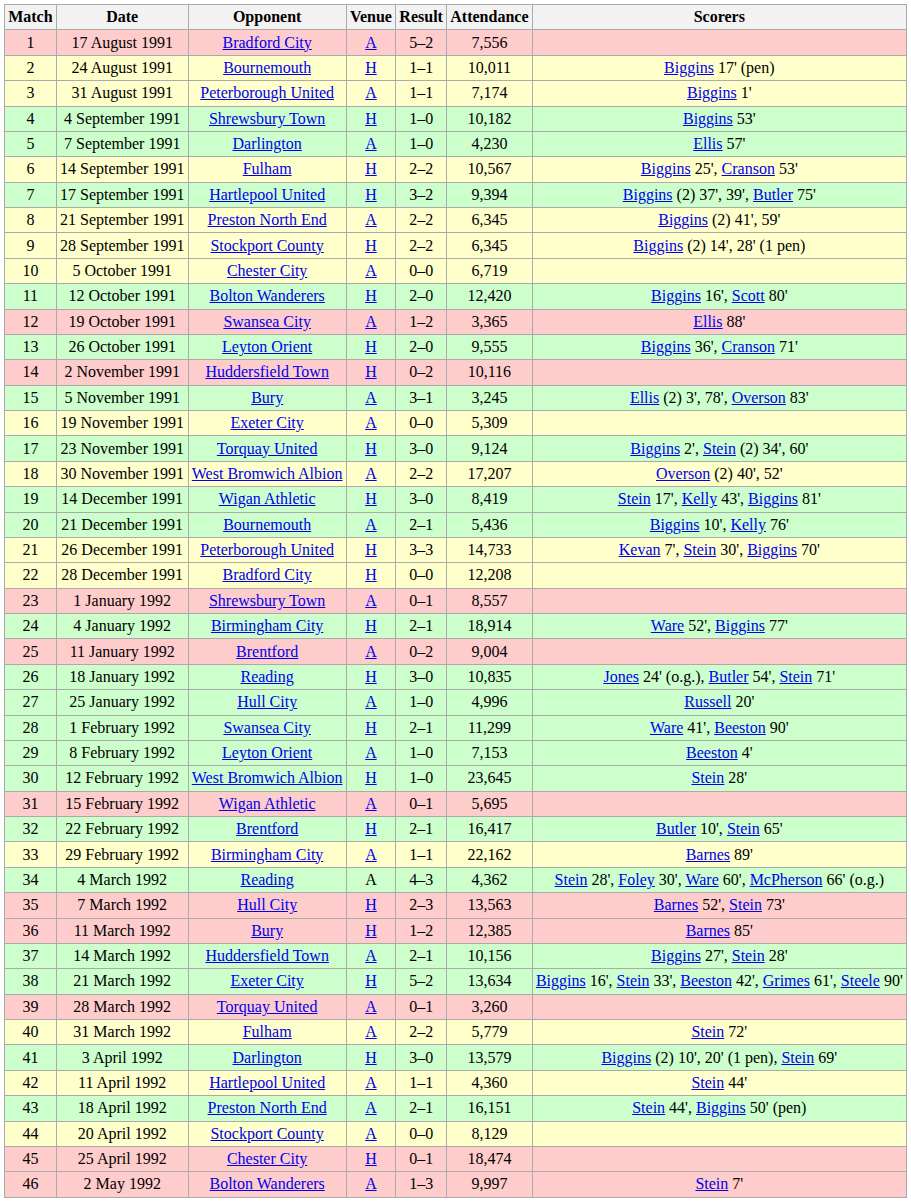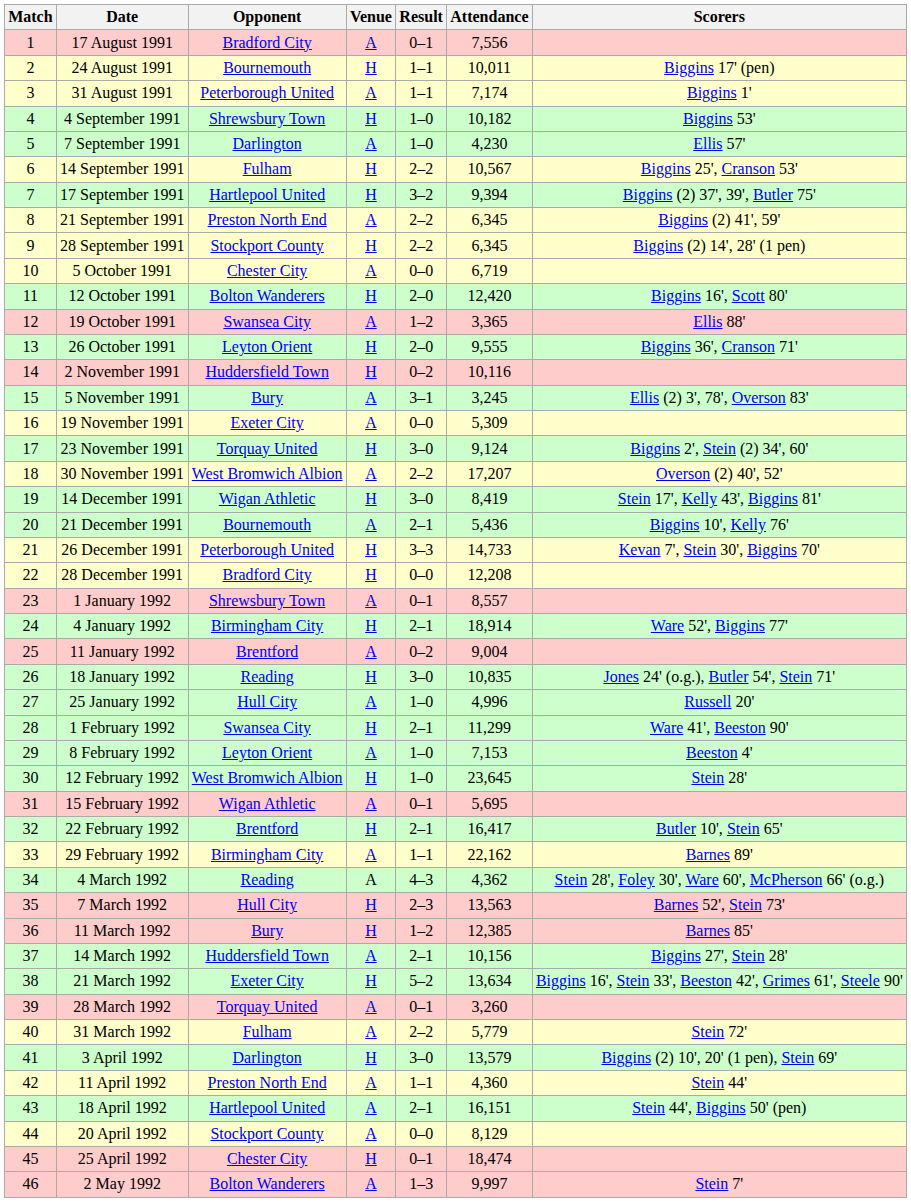(421, 42) 5–2 -> (421, 42) 0–1
(267, 1082) Hartlepool United -> (267, 1082) Preston North End
(267, 1108) Preston North End -> (267, 1108) Hartlepool United
